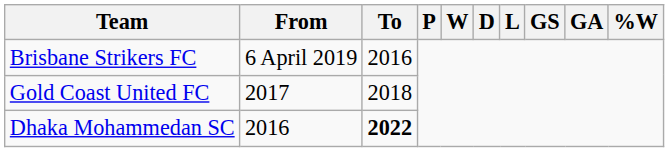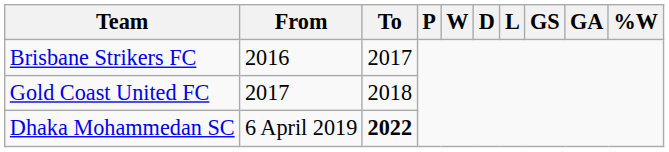(301, 57) 6 April 2019 -> (267, 57) 2016
(390, 57) 2016 -> (390, 57) 2017
(267, 127) 2016 -> (301, 127) 6 April 2019
